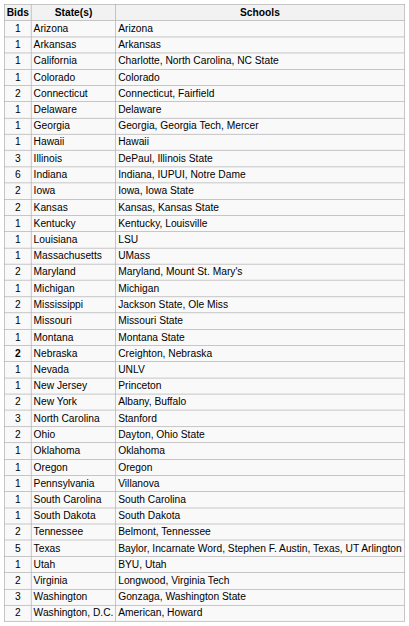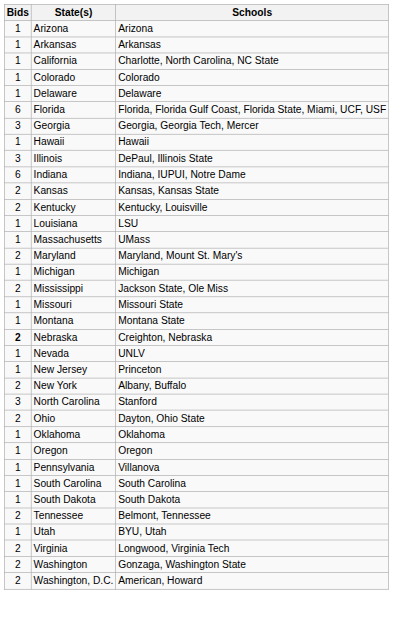- row: (61, 93)
+ row: (49, 110)
(18, 126) 1 -> (18, 126) 3
- row: (44, 191)
(18, 223) 1 -> (18, 207) 2
- row: (47, 548)
(18, 597) 3 -> (18, 564) 2
